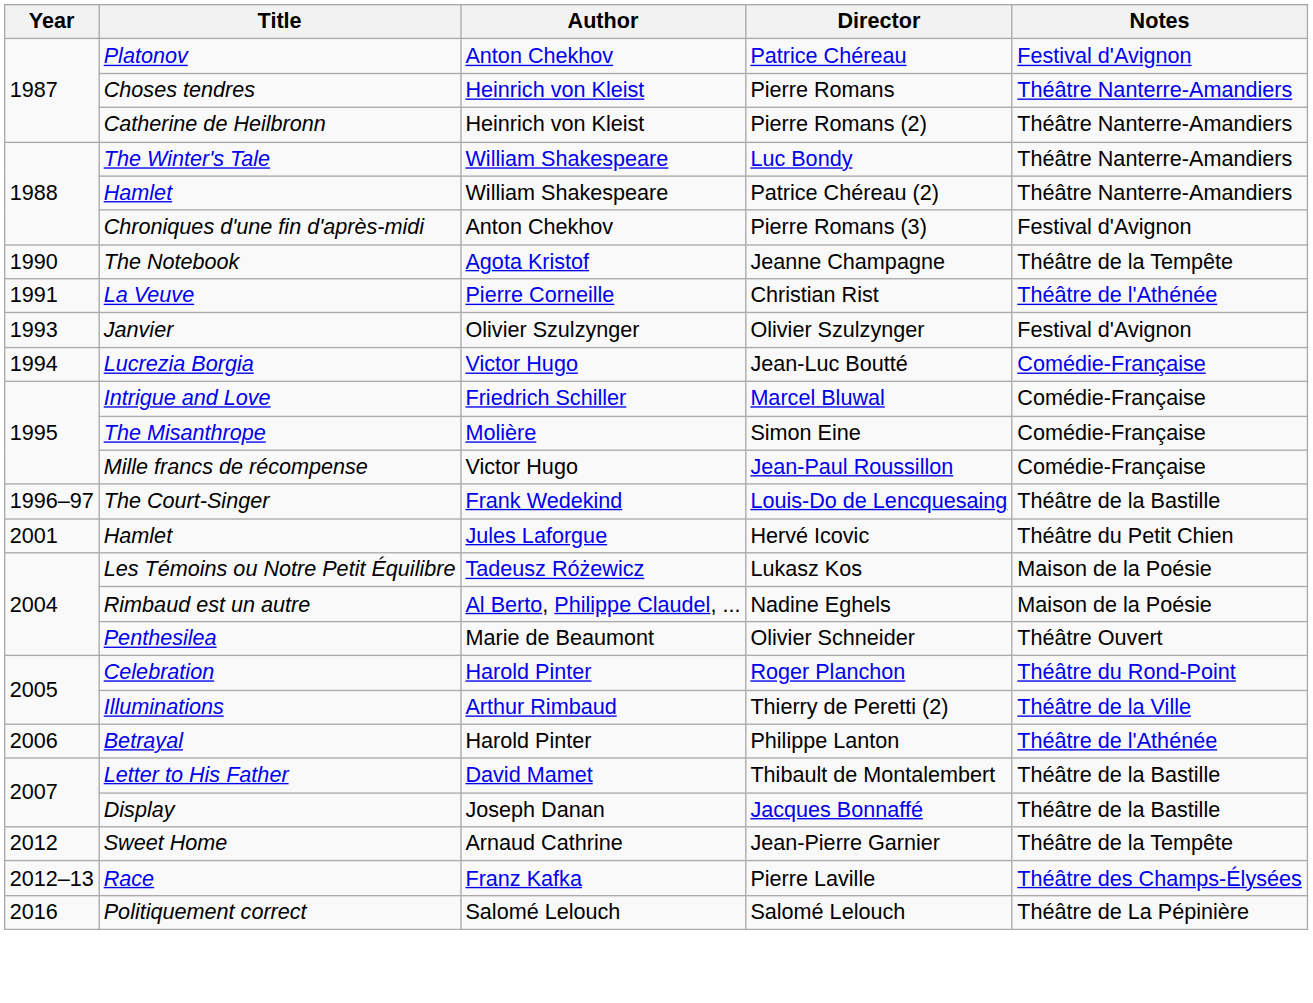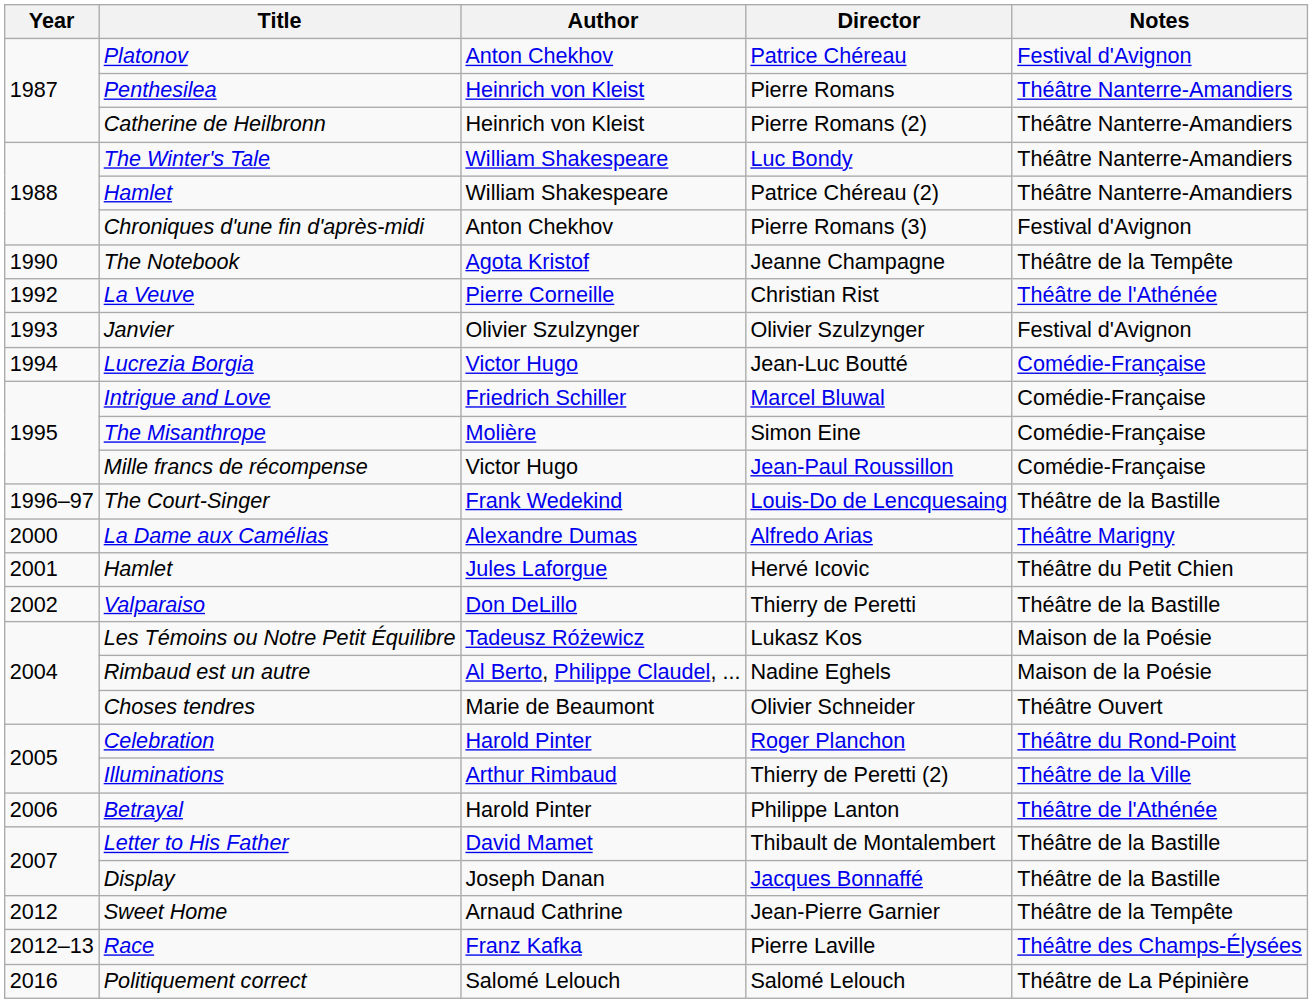(179, 90) Choses tendres -> (160, 90) Penthesilea
(34, 295) 1991 -> (34, 295) 1992
+ row: (812, 535)
+ row: (833, 603)
(160, 638) Penthesilea -> (179, 706) Choses tendres
